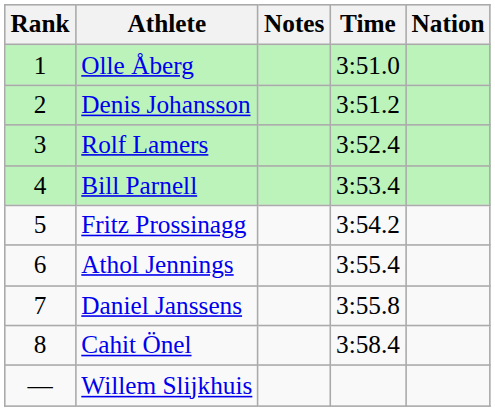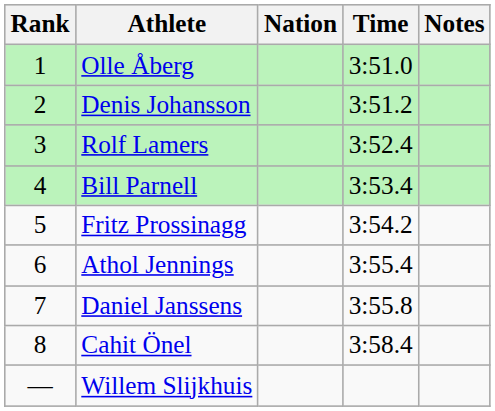columns swapped: (448, 24) <-> (294, 24)
